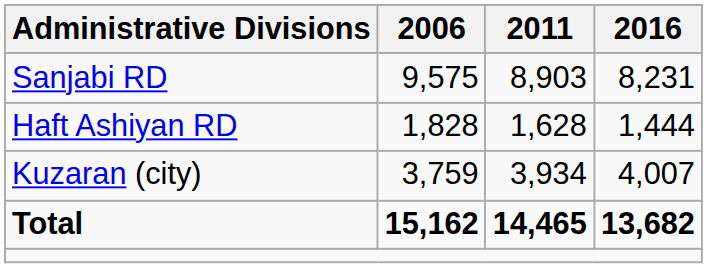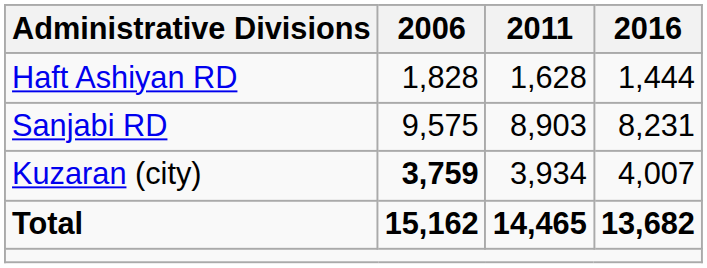rows swapped: (125, 126) <-> (90, 77)
(440, 175) normal -> (440, 175) bold
